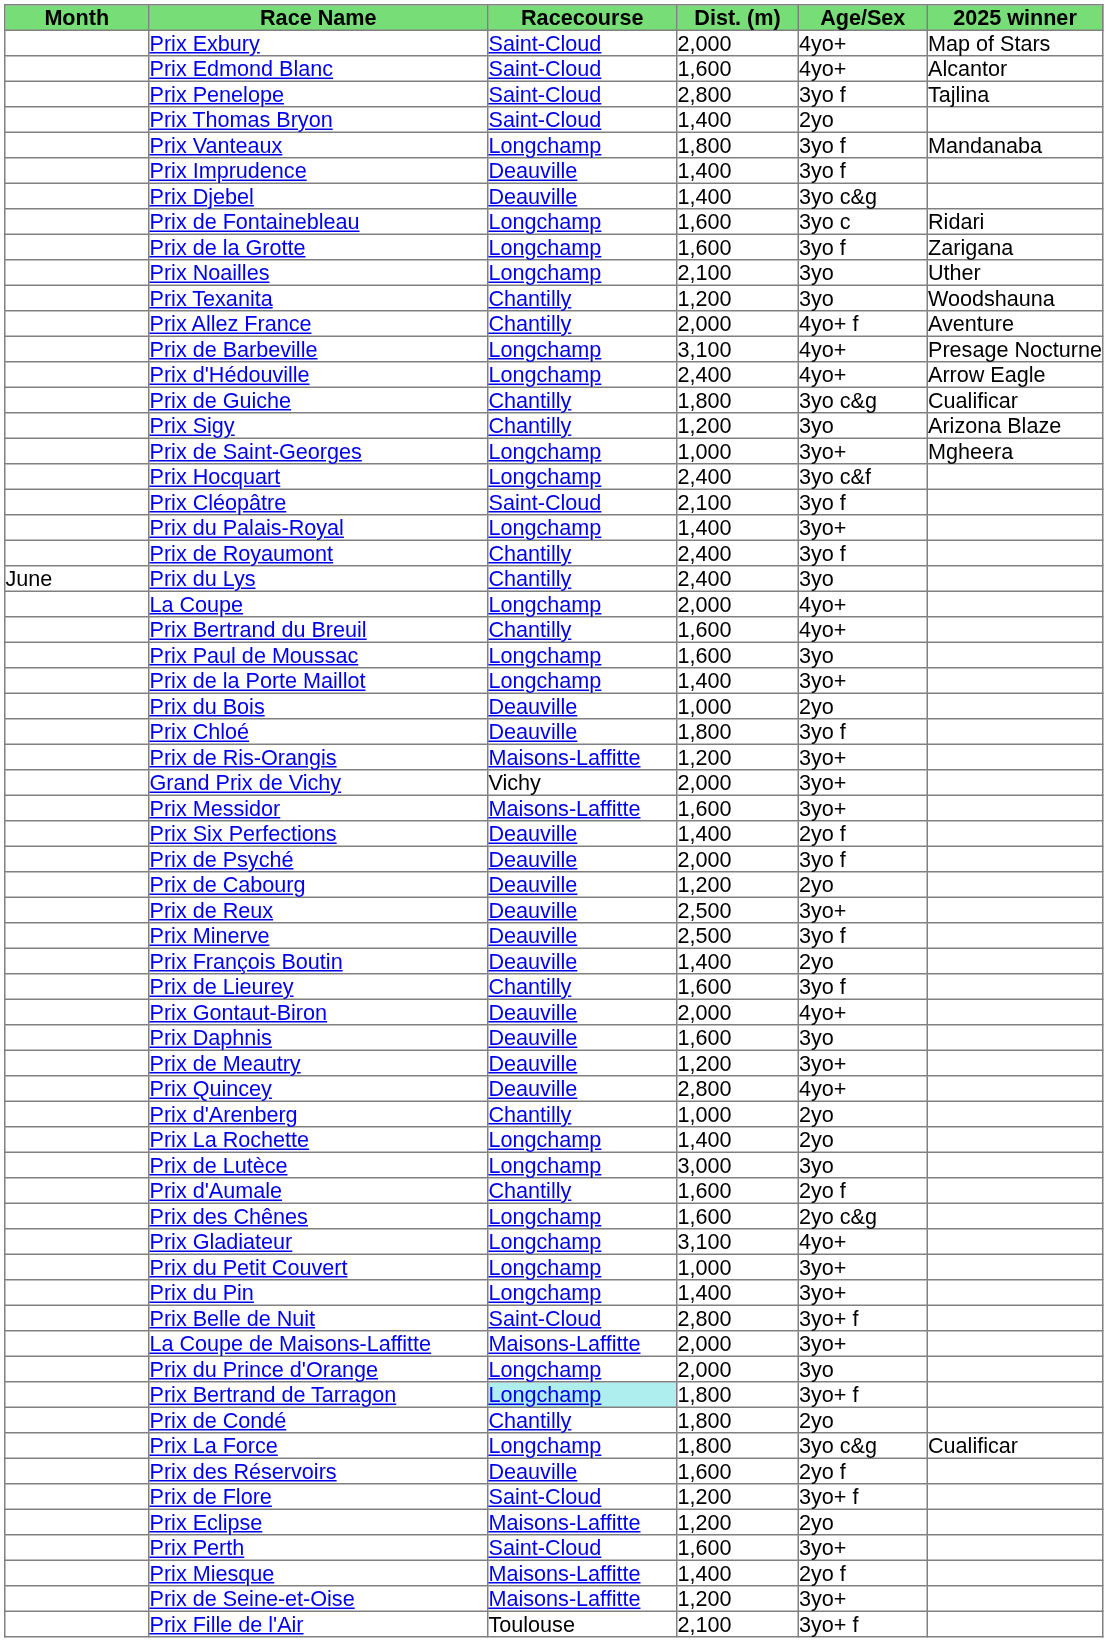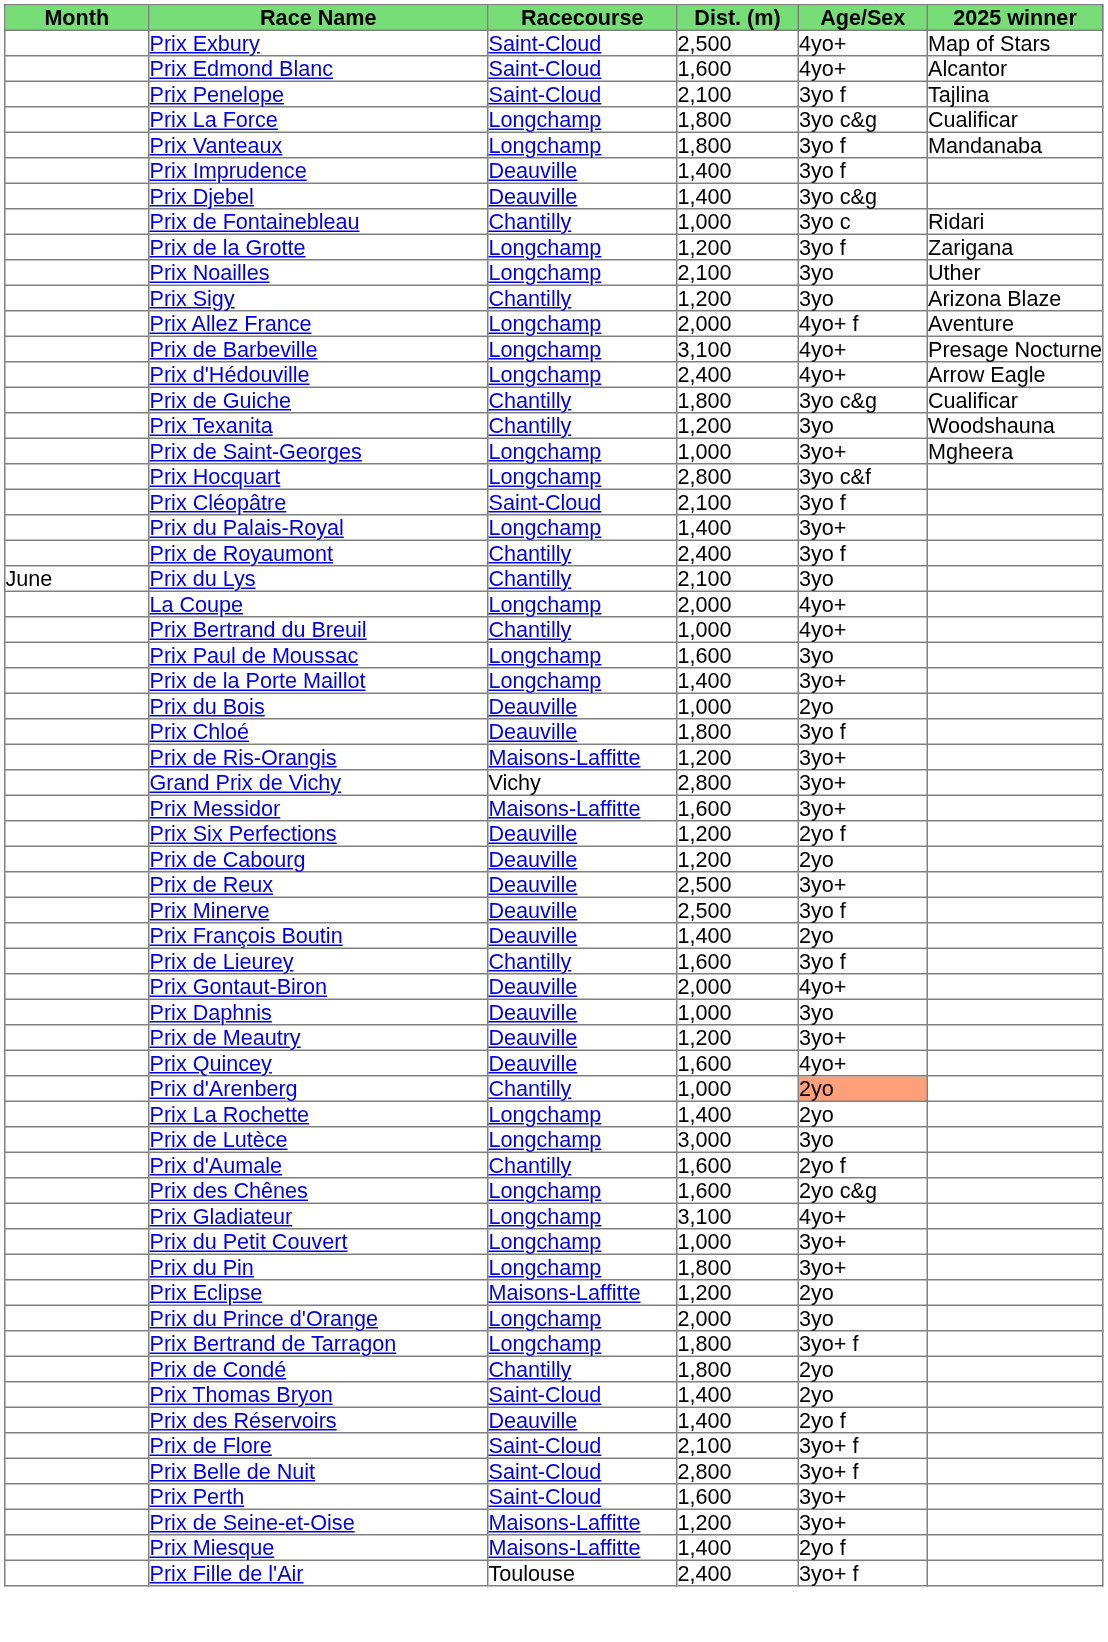(705, 43) 2,000 -> (705, 43) 2,500
(705, 94) 2,800 -> (705, 94) 2,100
rows swapped: (214, 1446) <-> (241, 120)
(545, 222) Longchamp -> (530, 222) Chantilly
(705, 222) 1,600 -> (705, 222) 1,000
(705, 247) 1,600 -> (705, 247) 1,200
rows swapped: (192, 426) <-> (211, 298)
(530, 324) Chantilly -> (545, 324) Longchamp
(705, 476) 2,400 -> (705, 476) 2,800
(705, 578) 2,400 -> (705, 578) 2,100
(705, 630) 1,600 -> (705, 630) 1,000
(705, 782) 2,000 -> (705, 782) 2,800
(705, 834) 1,400 -> (705, 834) 1,200
- row: (221, 859)
(705, 1038) 1,600 -> (705, 1012) 1,000
(705, 1088) 2,800 -> (705, 1063) 1,600
(816, 1114) no background -> (816, 1088) lightsalmon background
(705, 1292) 1,400 -> (705, 1267) 1,800
rows swapped: (206, 1522) <-> (232, 1318)
- row: (290, 1344)
(545, 1394) paleturquoise background -> (545, 1344) no background
(705, 1471) 1,600 -> (705, 1420) 1,400
(705, 1496) 1,200 -> (705, 1446) 2,100
rows swapped: (212, 1573) <-> (252, 1598)
(705, 1624) 2,100 -> (705, 1573) 2,400
